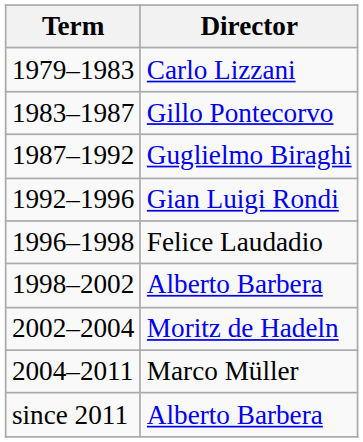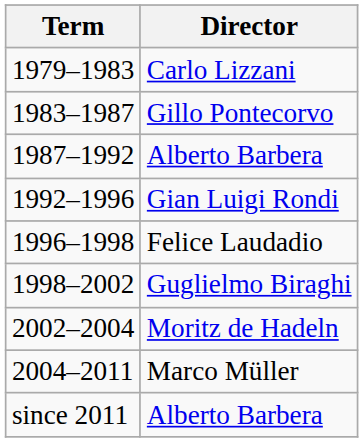(249, 155) Guglielmo Biraghi -> (235, 155) Alberto Barbera
(235, 285) Alberto Barbera -> (249, 285) Guglielmo Biraghi
